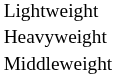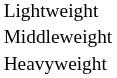rows swapped: (58, 63) <-> (55, 37)
